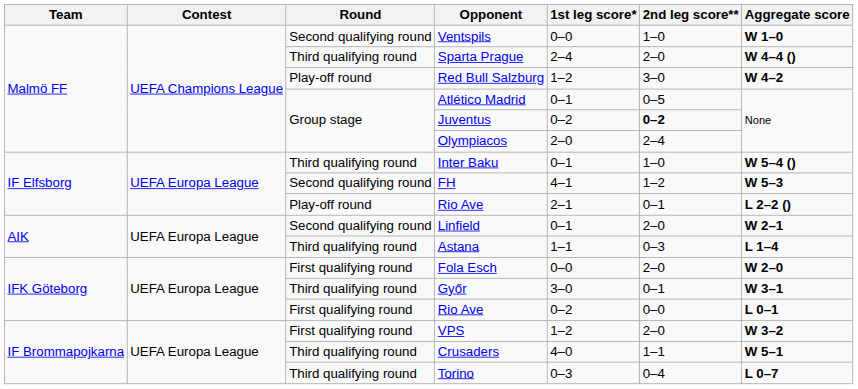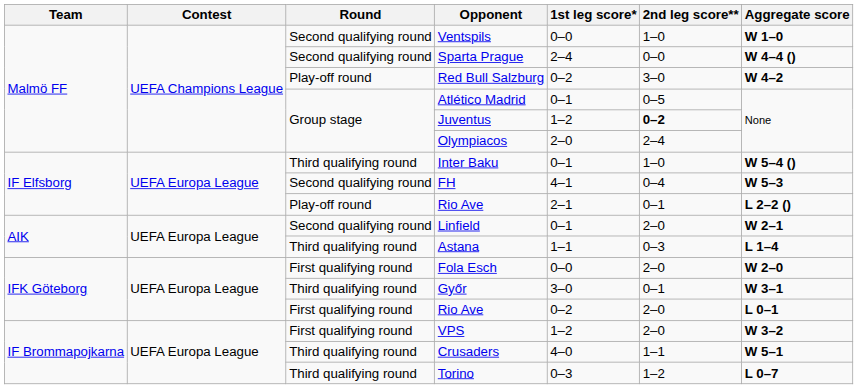(353, 57) Third qualifying round -> (360, 57) Second qualifying round
(654, 57) 2–0 -> (654, 57) 0–0
(561, 78) 1–2 -> (561, 78) 0–2
(561, 120) 0–2 -> (561, 120) 1–2
(654, 183) 1–2 -> (654, 183) 0–4
(654, 309) 0–0 -> (654, 309) 2–0
(654, 373) 0–4 -> (654, 373) 1–2
